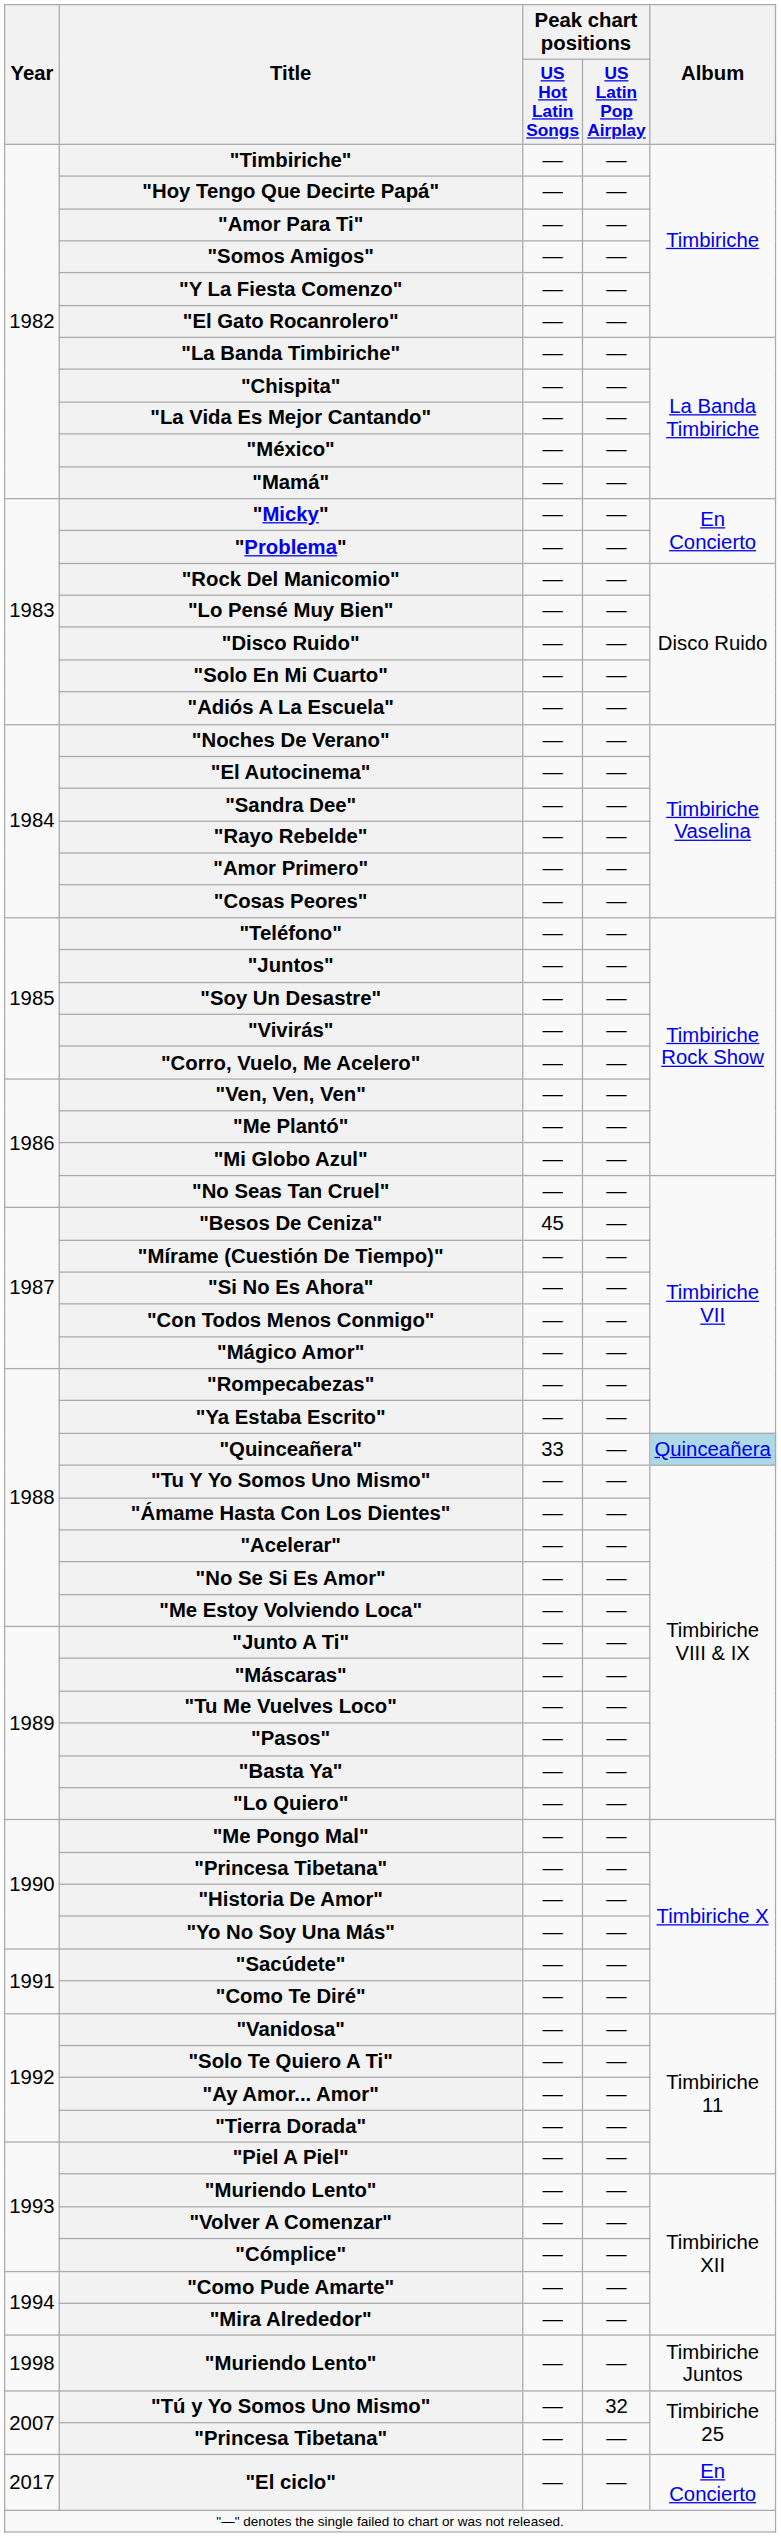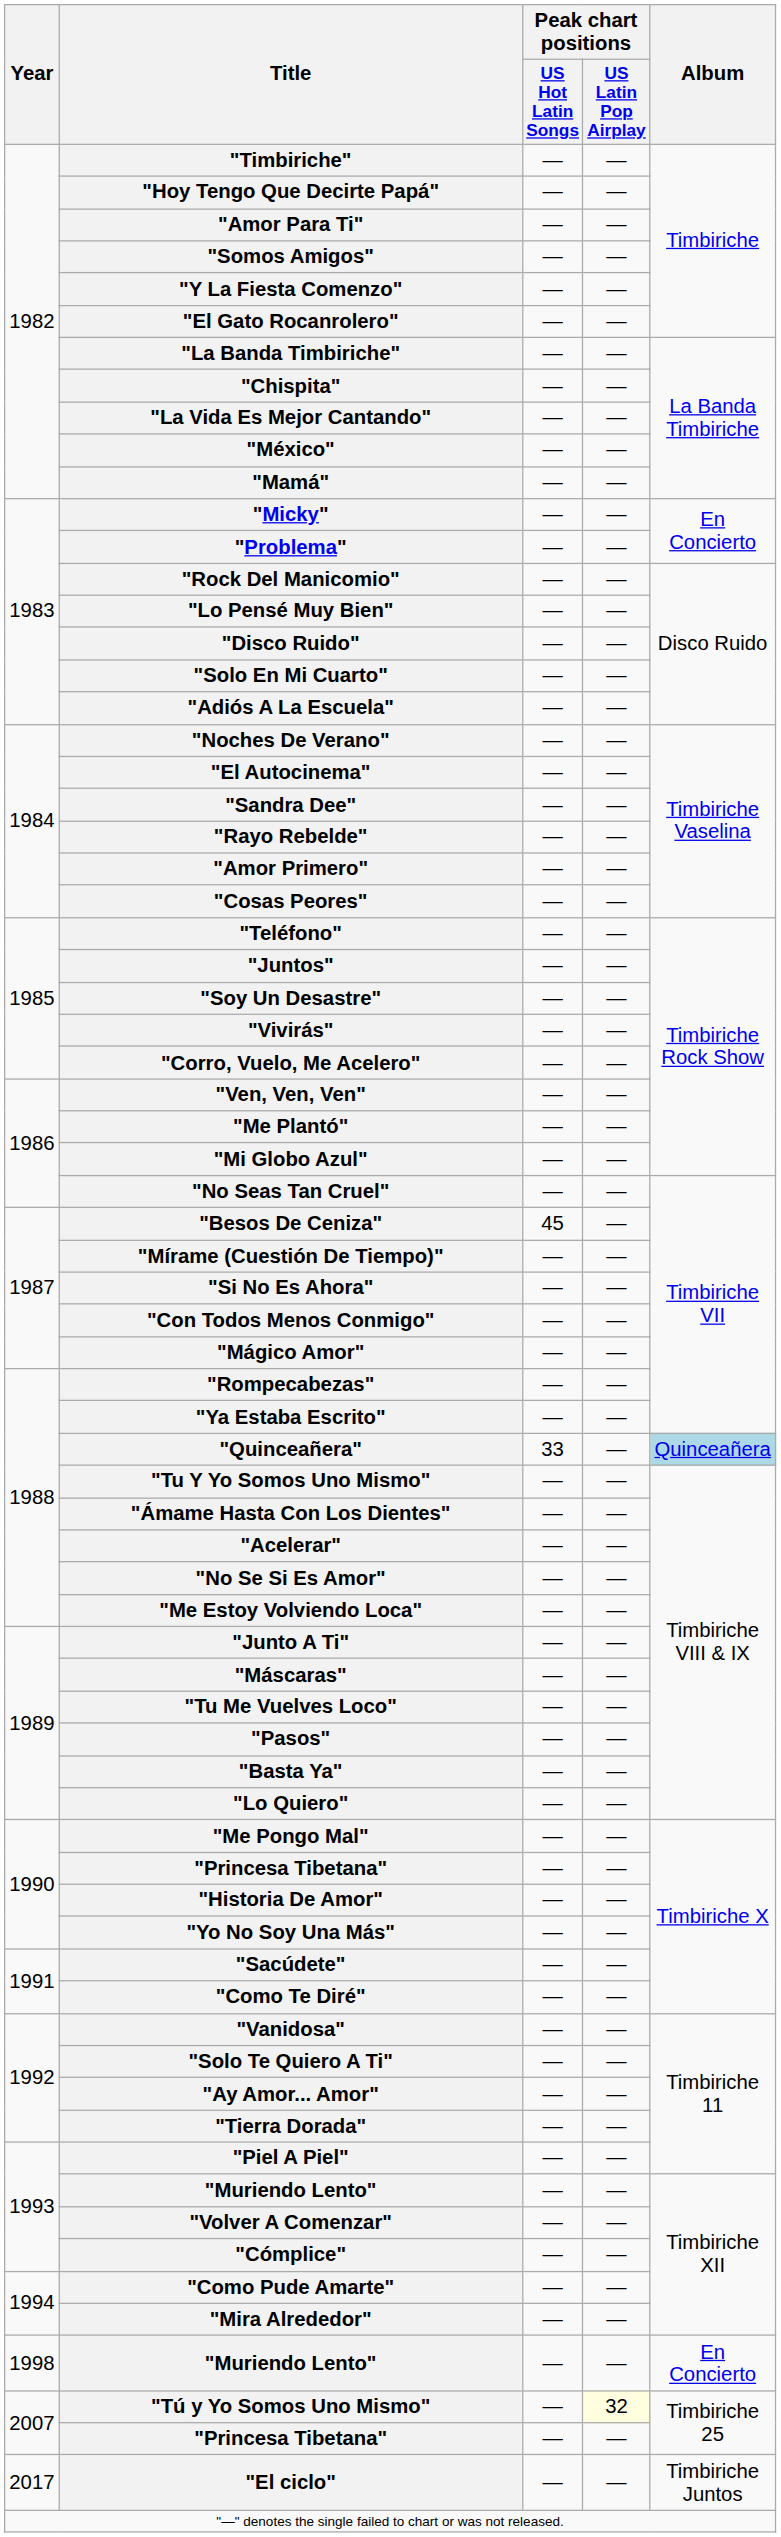(713, 2362) Timbiriche Juntos -> (713, 2362) En Concierto
(616, 2406) no background -> (616, 2406) lightyellow background
(713, 2482) En Concierto -> (713, 2482) Timbiriche Juntos
